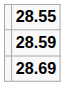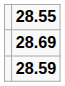rows swapped: (36, 42) <-> (36, 68)
